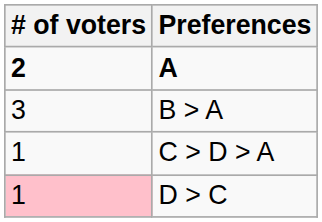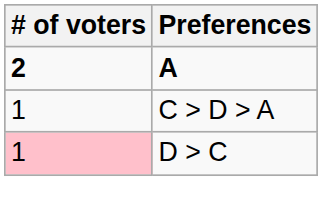- row: (191, 110)
